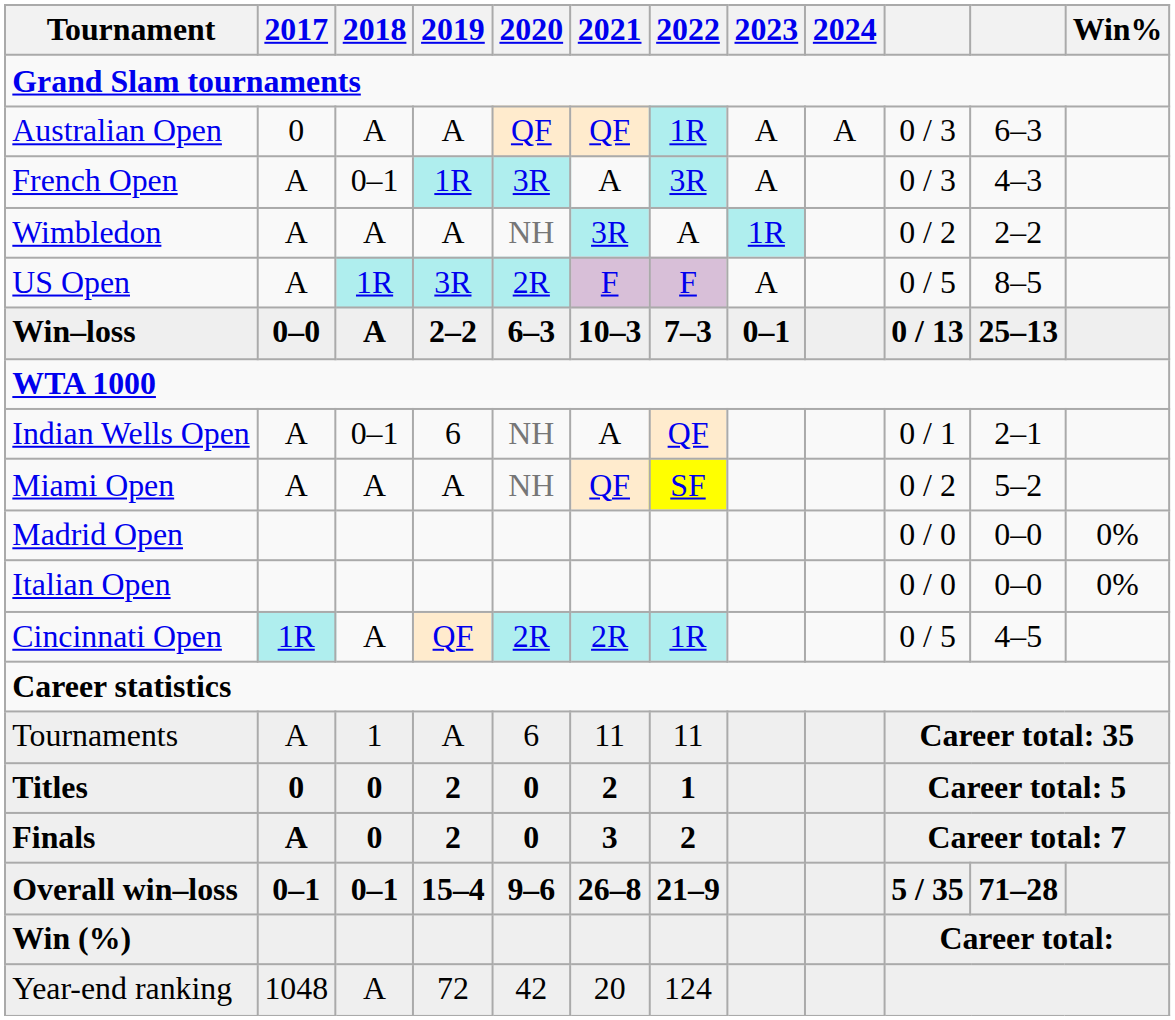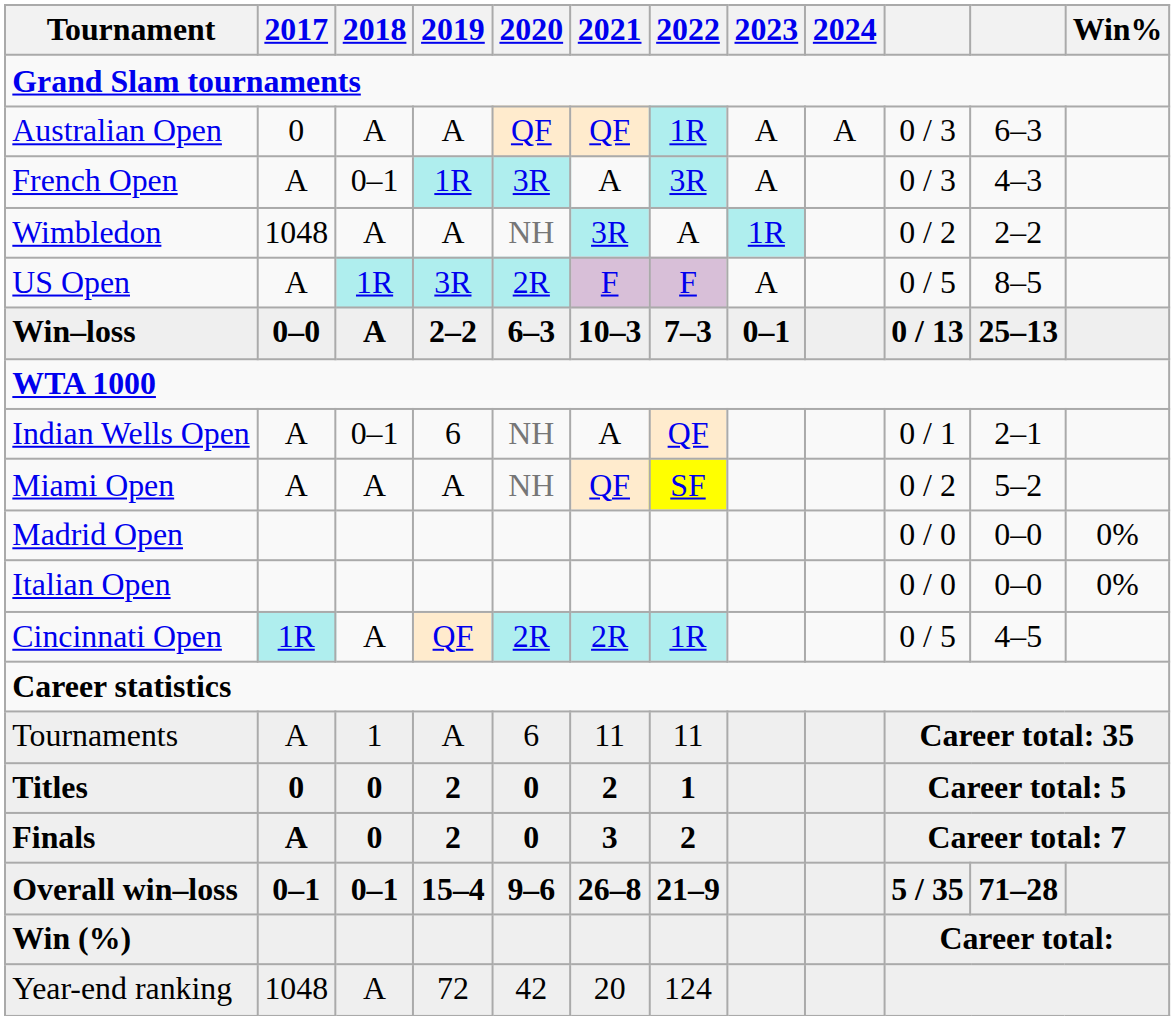(296, 231) A -> (296, 231) 1048
